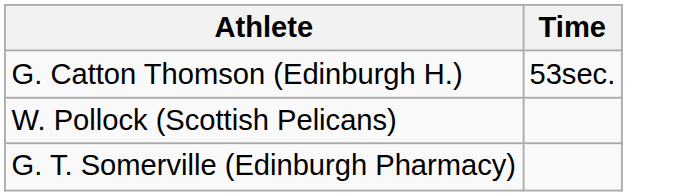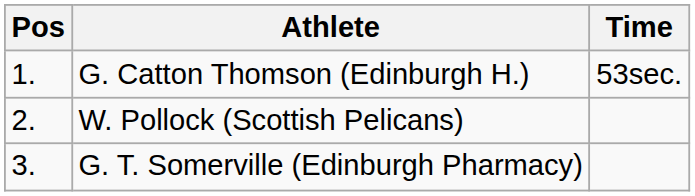+ column: (38, 27)
